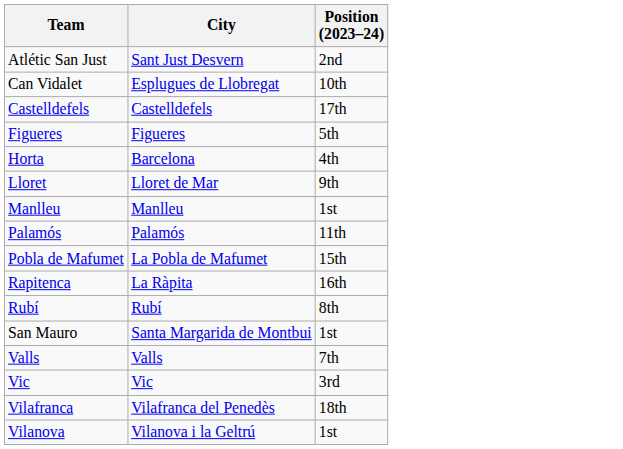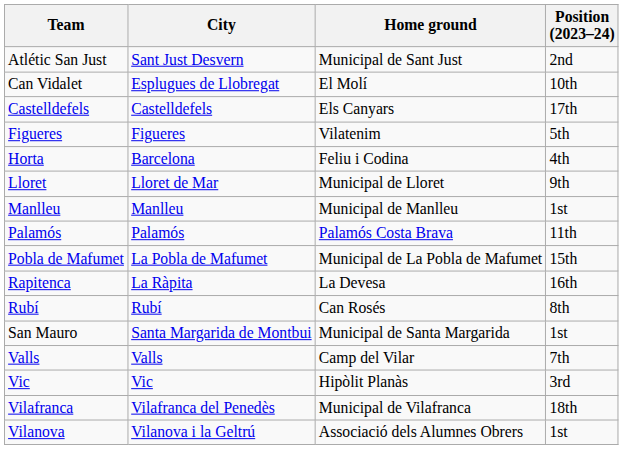+ column: (431, 25)
